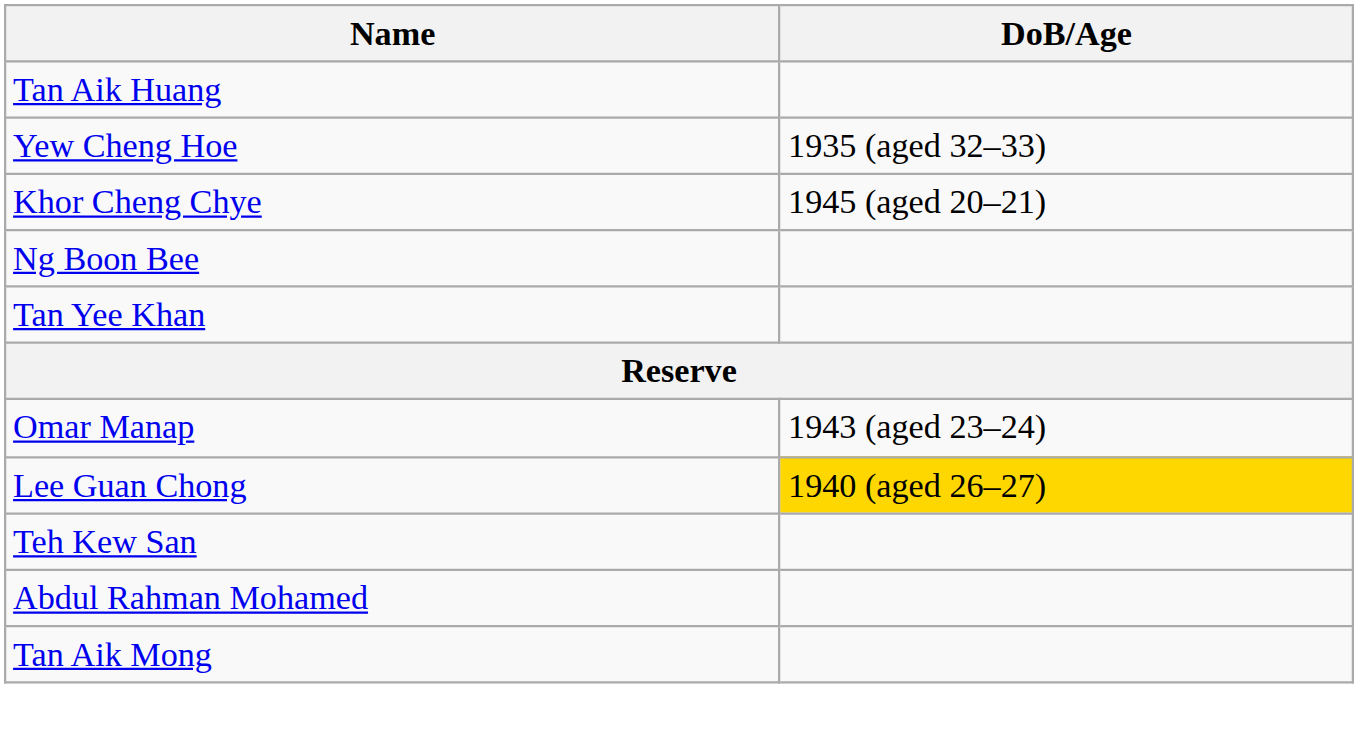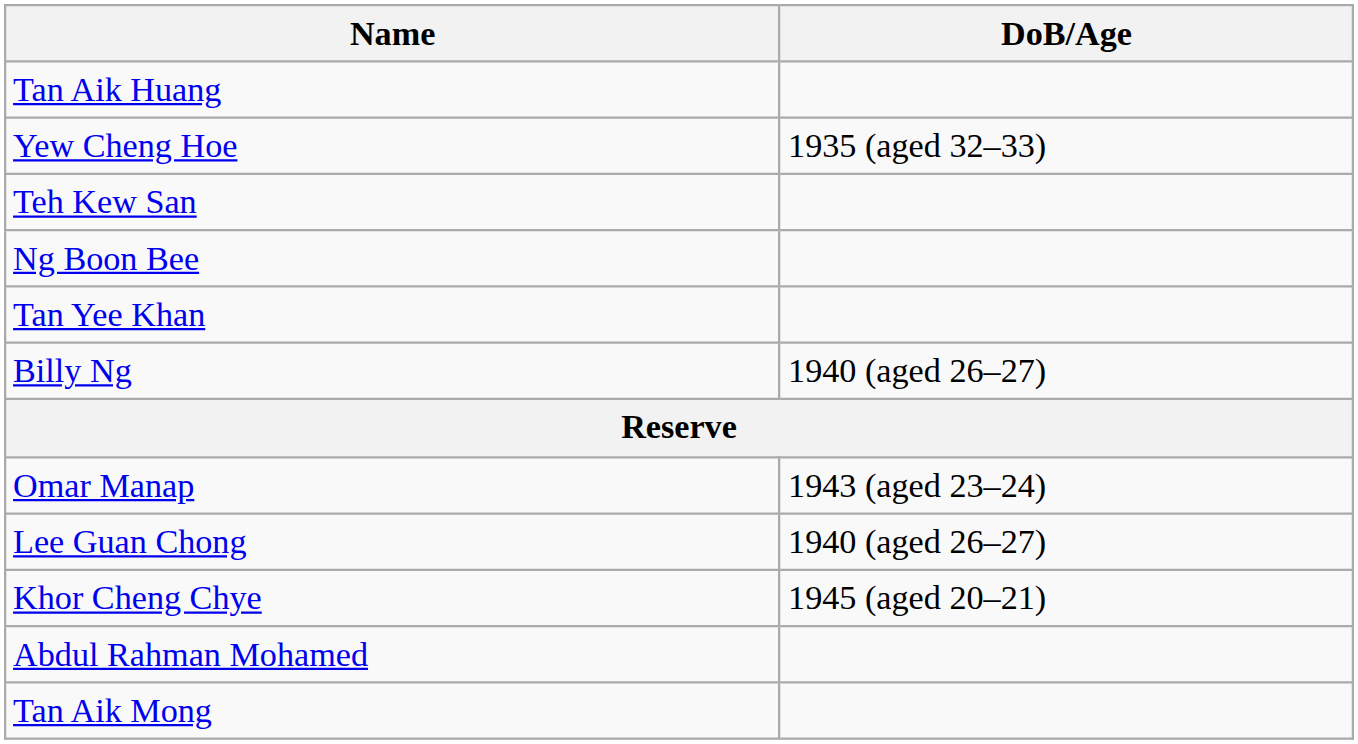rows swapped: (105, 540) <-> (137, 202)
+ row: (72, 371)
(917, 484) gold background -> (917, 540) no background
